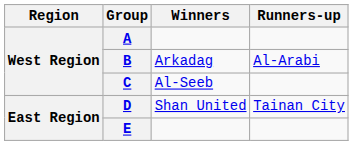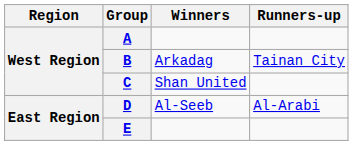(287, 61) Al-Arabi -> (299, 61) Tainan City
(184, 84) Al-Seeb -> (201, 84) Shan United
(201, 107) Shan United -> (184, 107) Al-Seeb
(299, 107) Tainan City -> (287, 107) Al-Arabi
